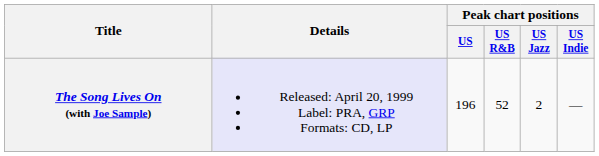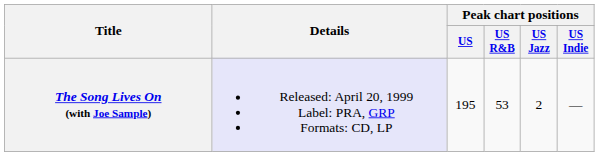(465, 104) 196 -> (465, 104) 195
(502, 104) 52 -> (502, 104) 53
